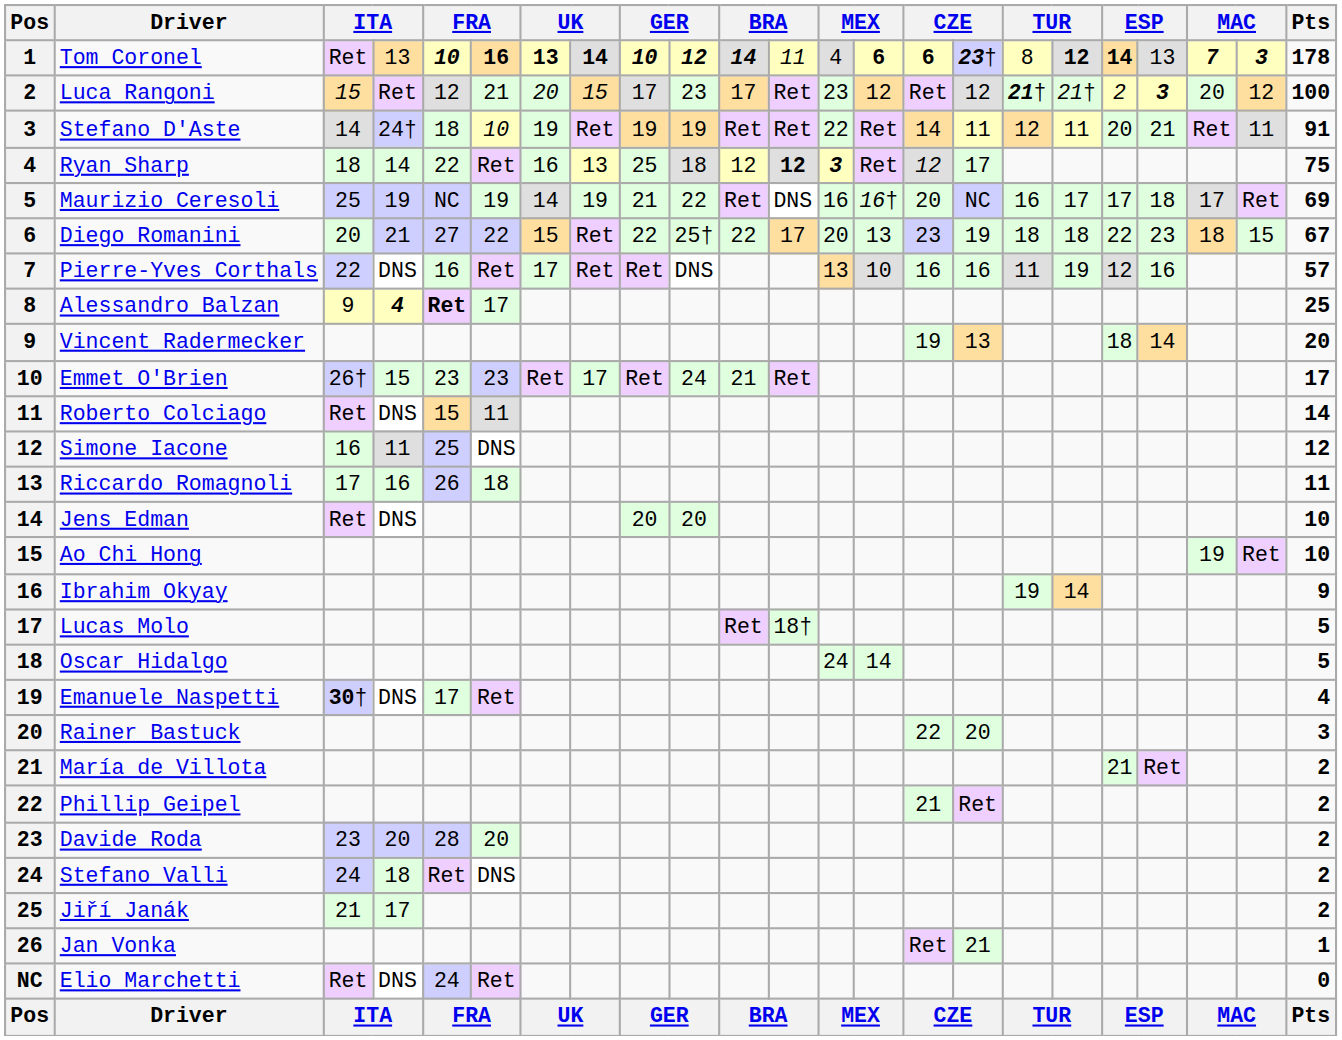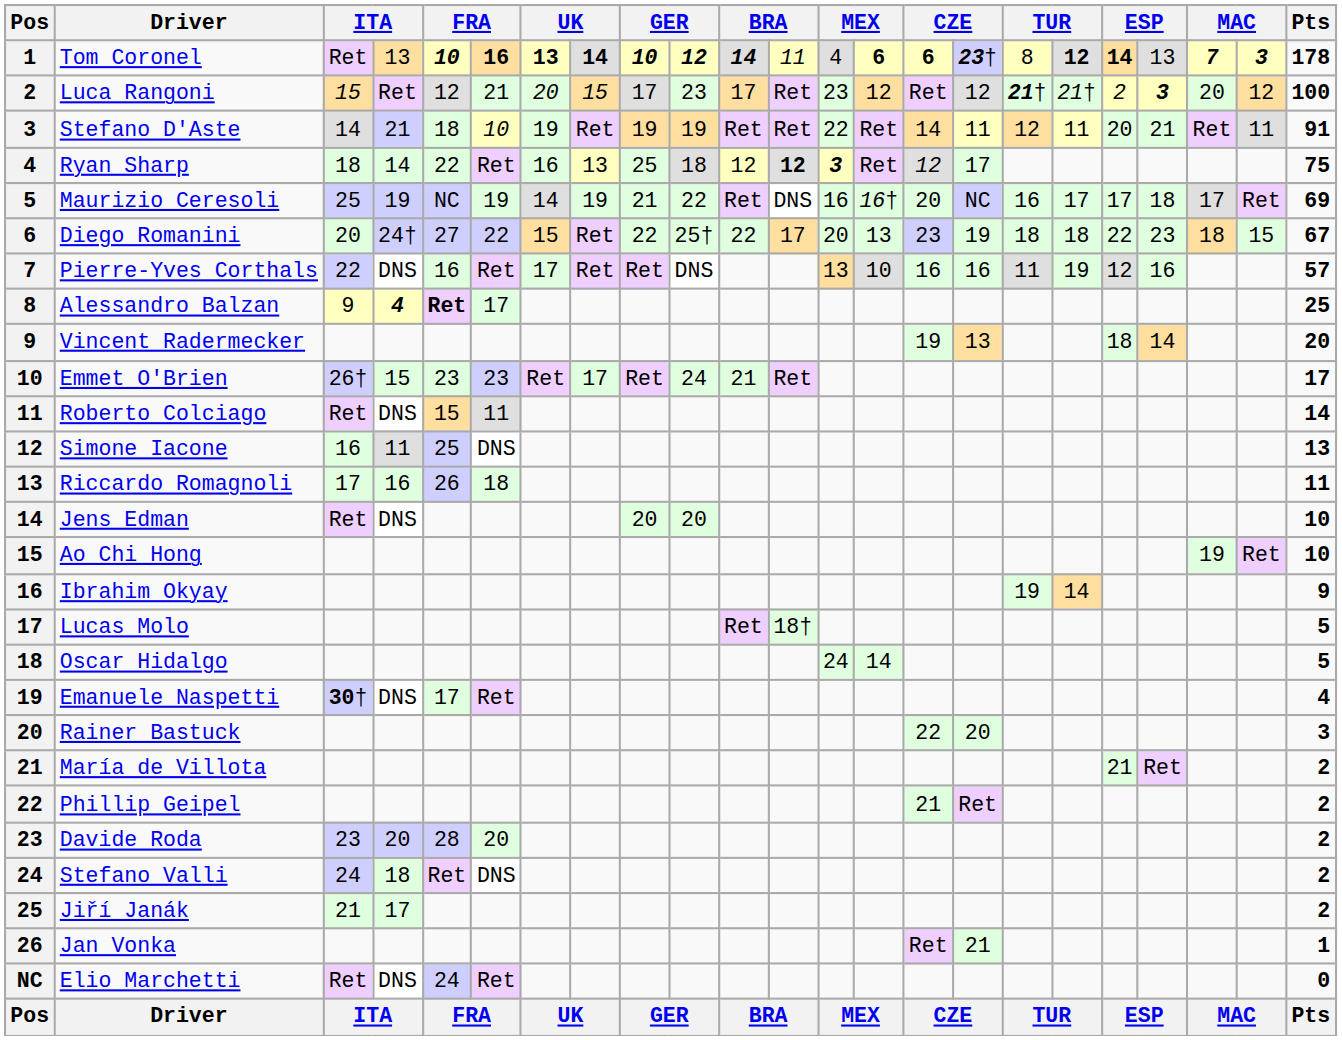(397, 130) 24† -> (397, 130) 21
(397, 236) 21 -> (397, 236) 24†
(1317, 449) 12 -> (1317, 449) 13
